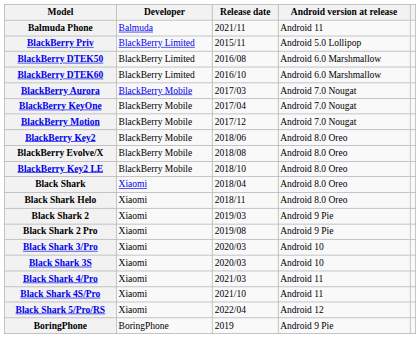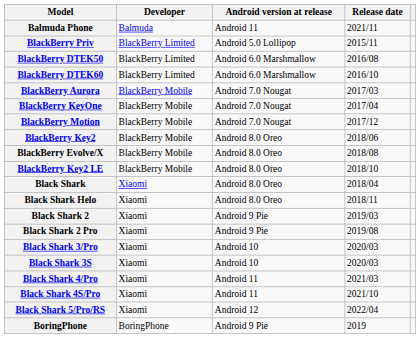columns swapped: (245, 12) <-> (344, 12)
